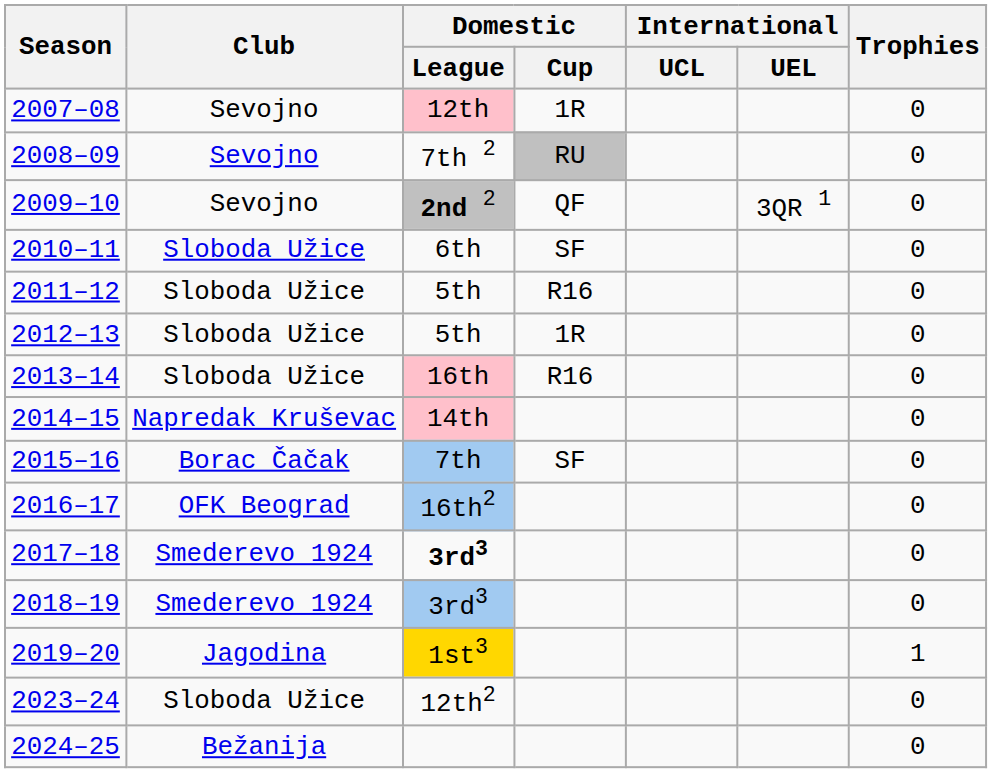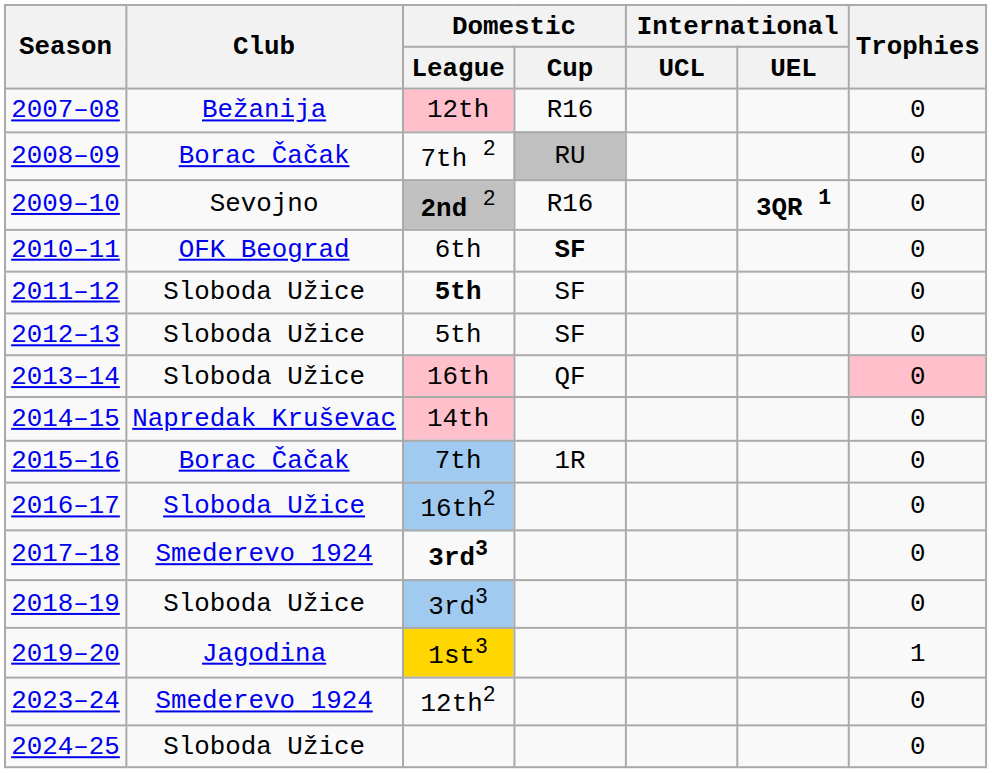(264, 110) Sevojno -> (264, 110) Bežanija
(570, 110) 1R -> (570, 110) R16
(264, 156) Sevojno -> (264, 156) Borac Čačak
(570, 205) QF -> (570, 205) R16
(794, 205) normal -> (794, 205) bold
(264, 250) Sloboda Užice -> (264, 250) OFK Beograd
(570, 250) normal -> (570, 250) bold
(458, 292) normal -> (458, 292) bold
(570, 292) R16 -> (570, 292) SF
(570, 334) 1R -> (570, 334) SF
(570, 377) R16 -> (570, 377) QF
(918, 377) no background -> (918, 377) pink background
(570, 461) SF -> (570, 461) 1R
(264, 506) OFK Beograd -> (264, 506) Sloboda Užice
(264, 604) Smederevo 1924 -> (264, 604) Sloboda Užice
(264, 702) Sloboda Užice -> (264, 702) Smederevo 1924
(264, 747) Bežanija -> (264, 747) Sloboda Užice
